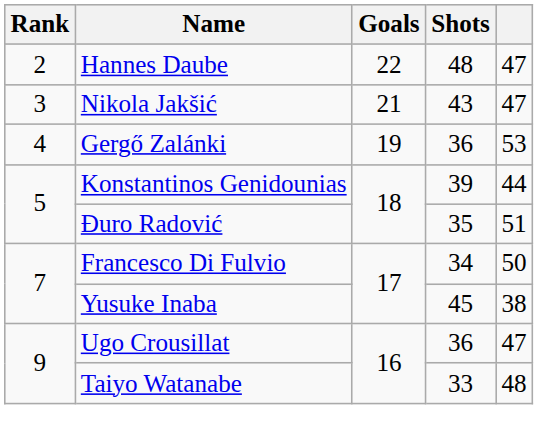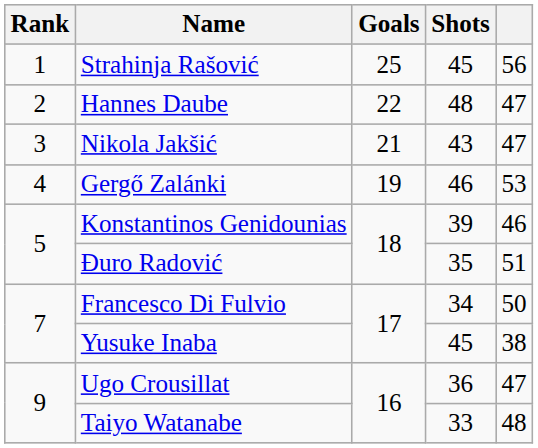+ row: (170, 64)
(461, 143) 36 -> (461, 183) 46
(514, 183) 44 -> (514, 223) 46
